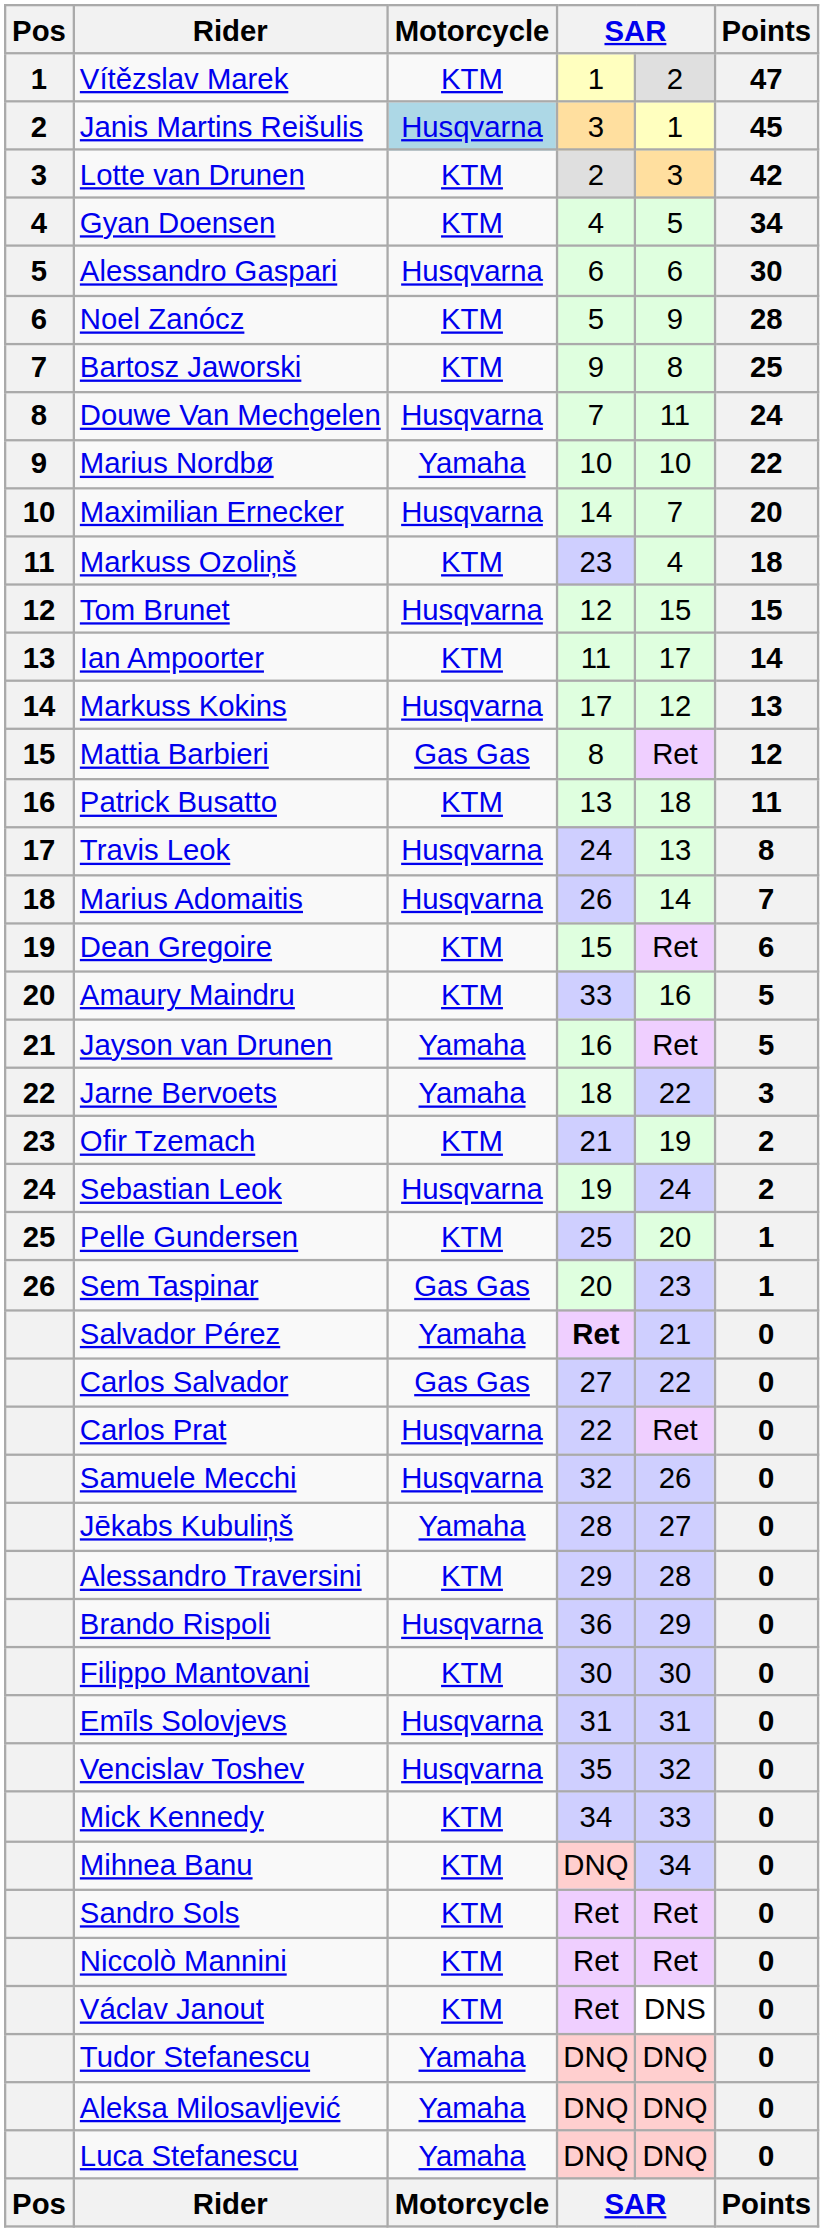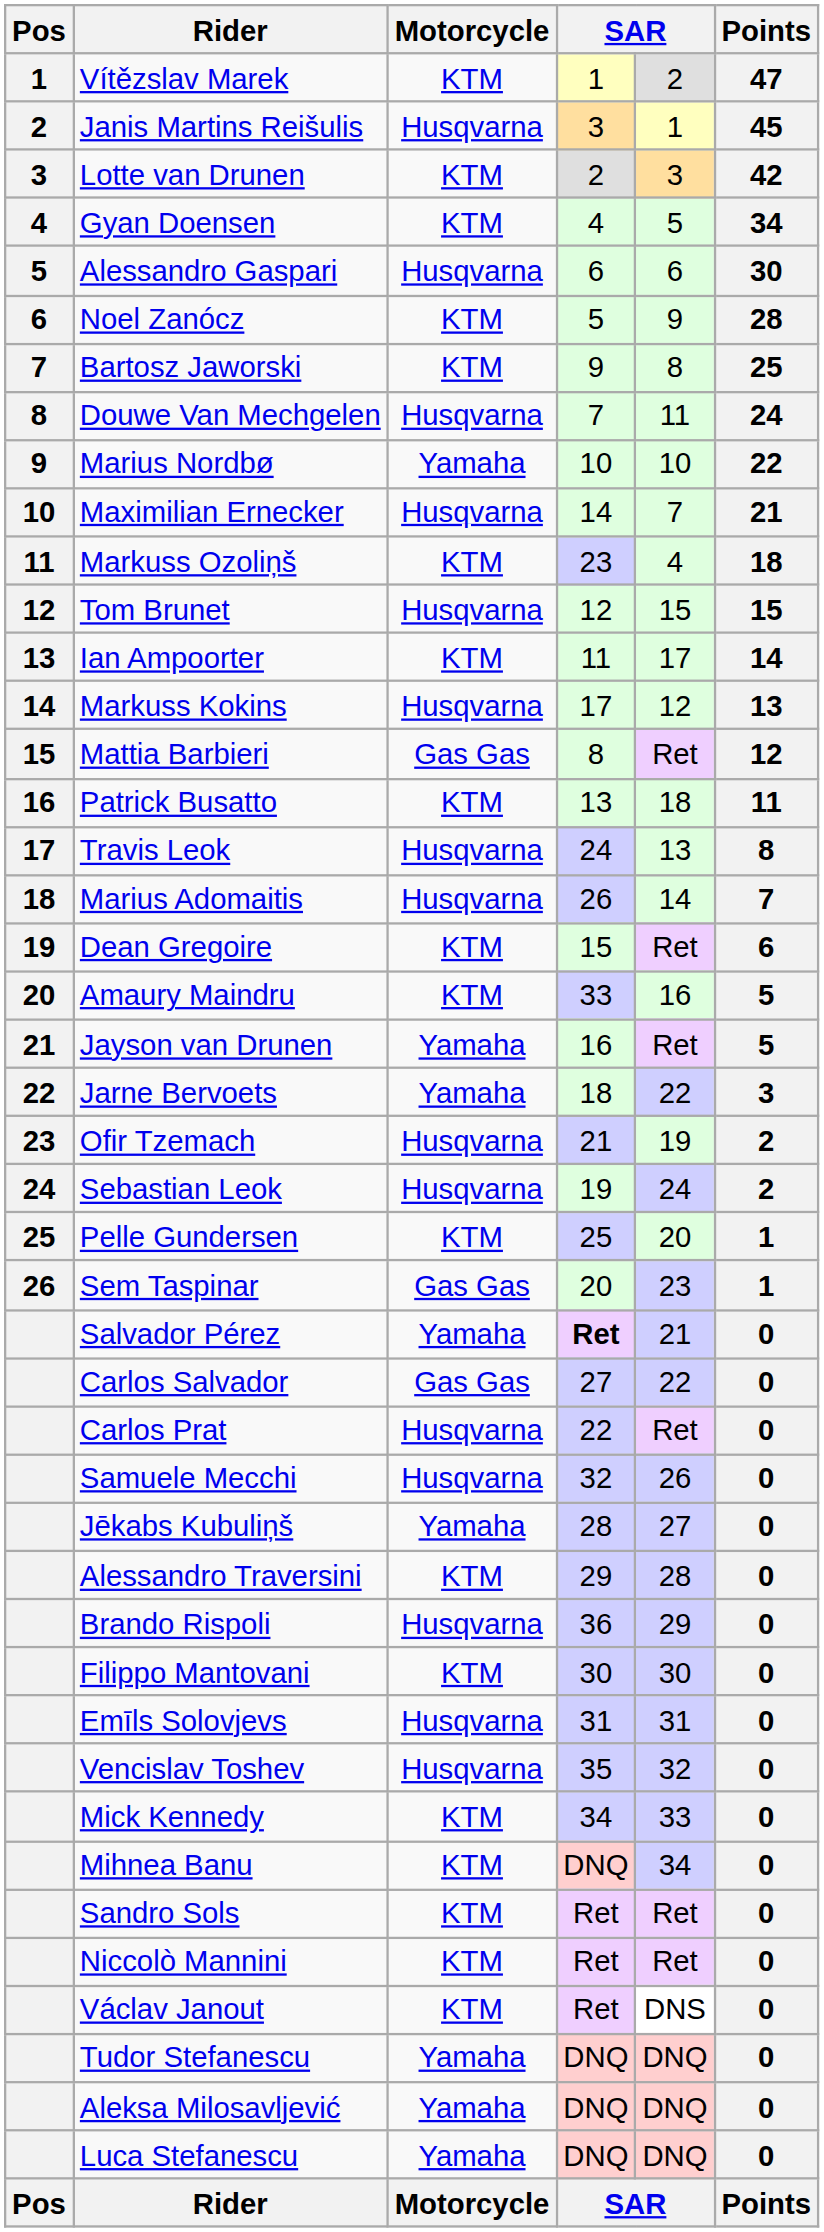(472, 126) lightblue background -> (472, 126) no background
(766, 512) 20 -> (766, 512) 21
(472, 1140) KTM -> (472, 1140) Husqvarna
